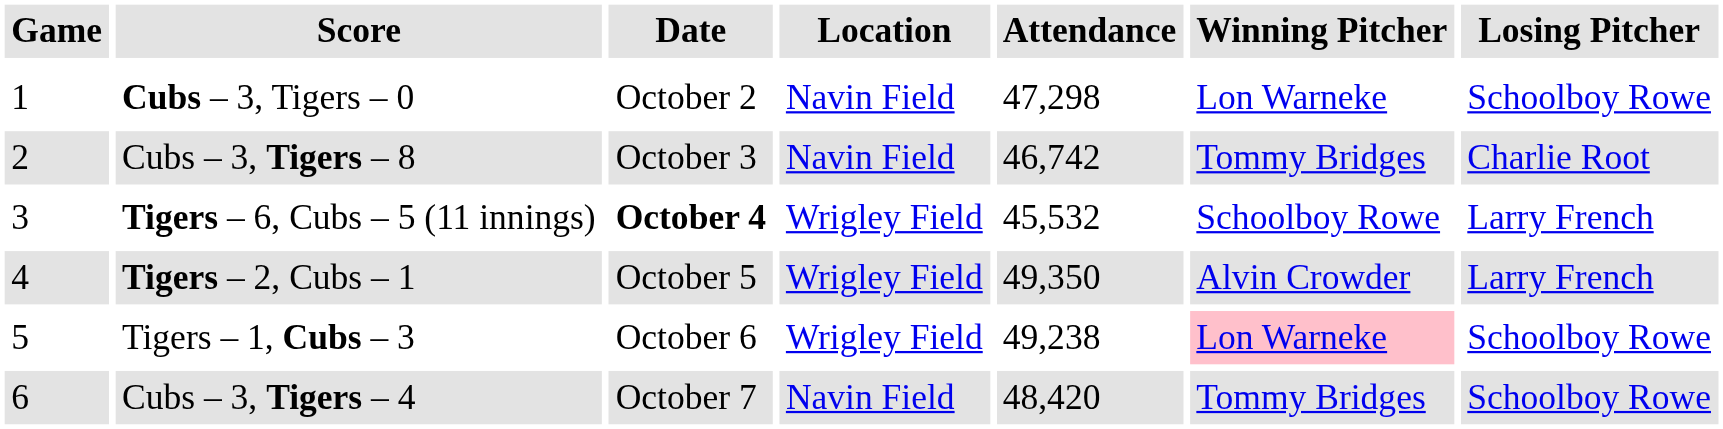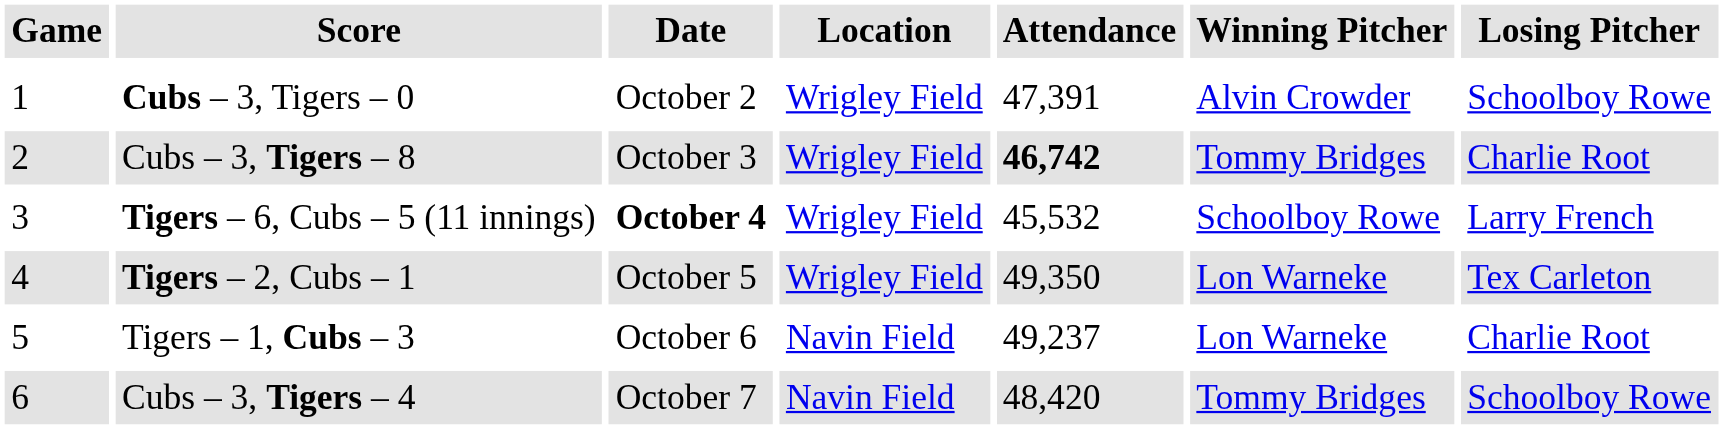(870, 97) Navin Field -> (884, 97) Wrigley Field
(1052, 97) 47,298 -> (1052, 97) 47,391
(1292, 97) Lon Warneke -> (1303, 97) Alvin Crowder
(870, 157) Navin Field -> (884, 157) Wrigley Field
(1052, 157) normal -> (1052, 157) bold
(1303, 277) Alvin Crowder -> (1292, 277) Lon Warneke
(1560, 277) Larry French -> (1559, 277) Tex Carleton
(884, 337) Wrigley Field -> (870, 337) Navin Field
(1052, 337) 49,238 -> (1052, 337) 49,237
(1292, 337) pink background -> (1292, 337) no background
(1589, 337) Schoolboy Rowe -> (1559, 337) Charlie Root
